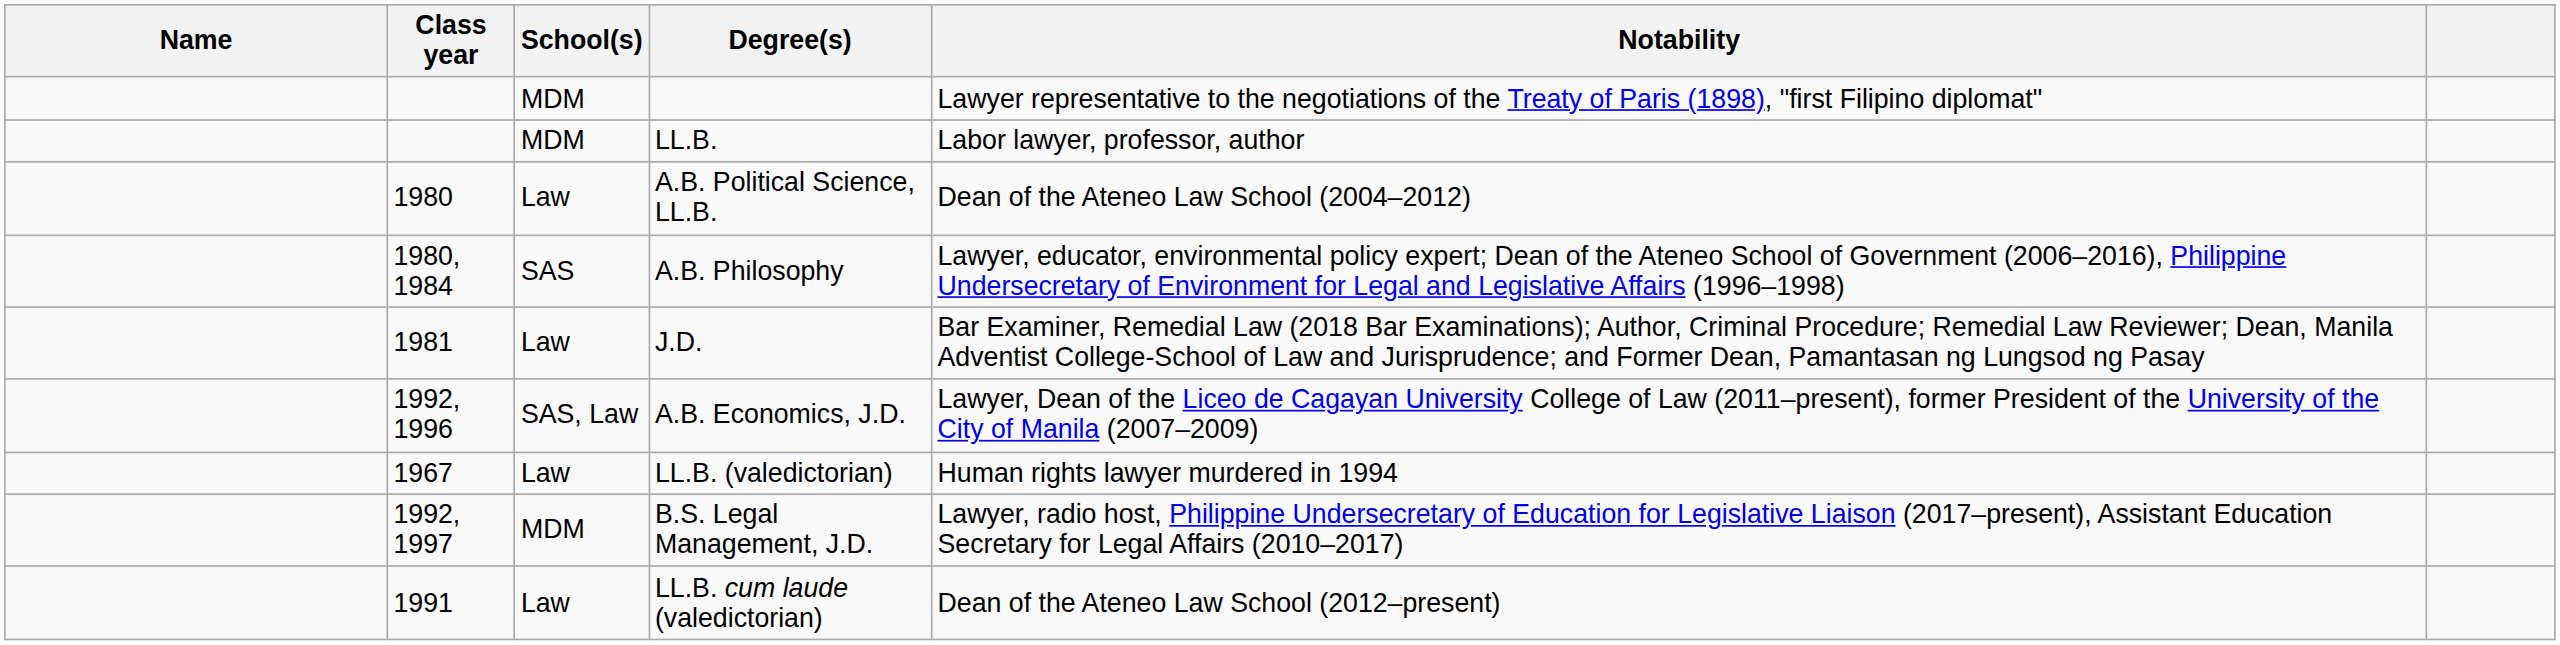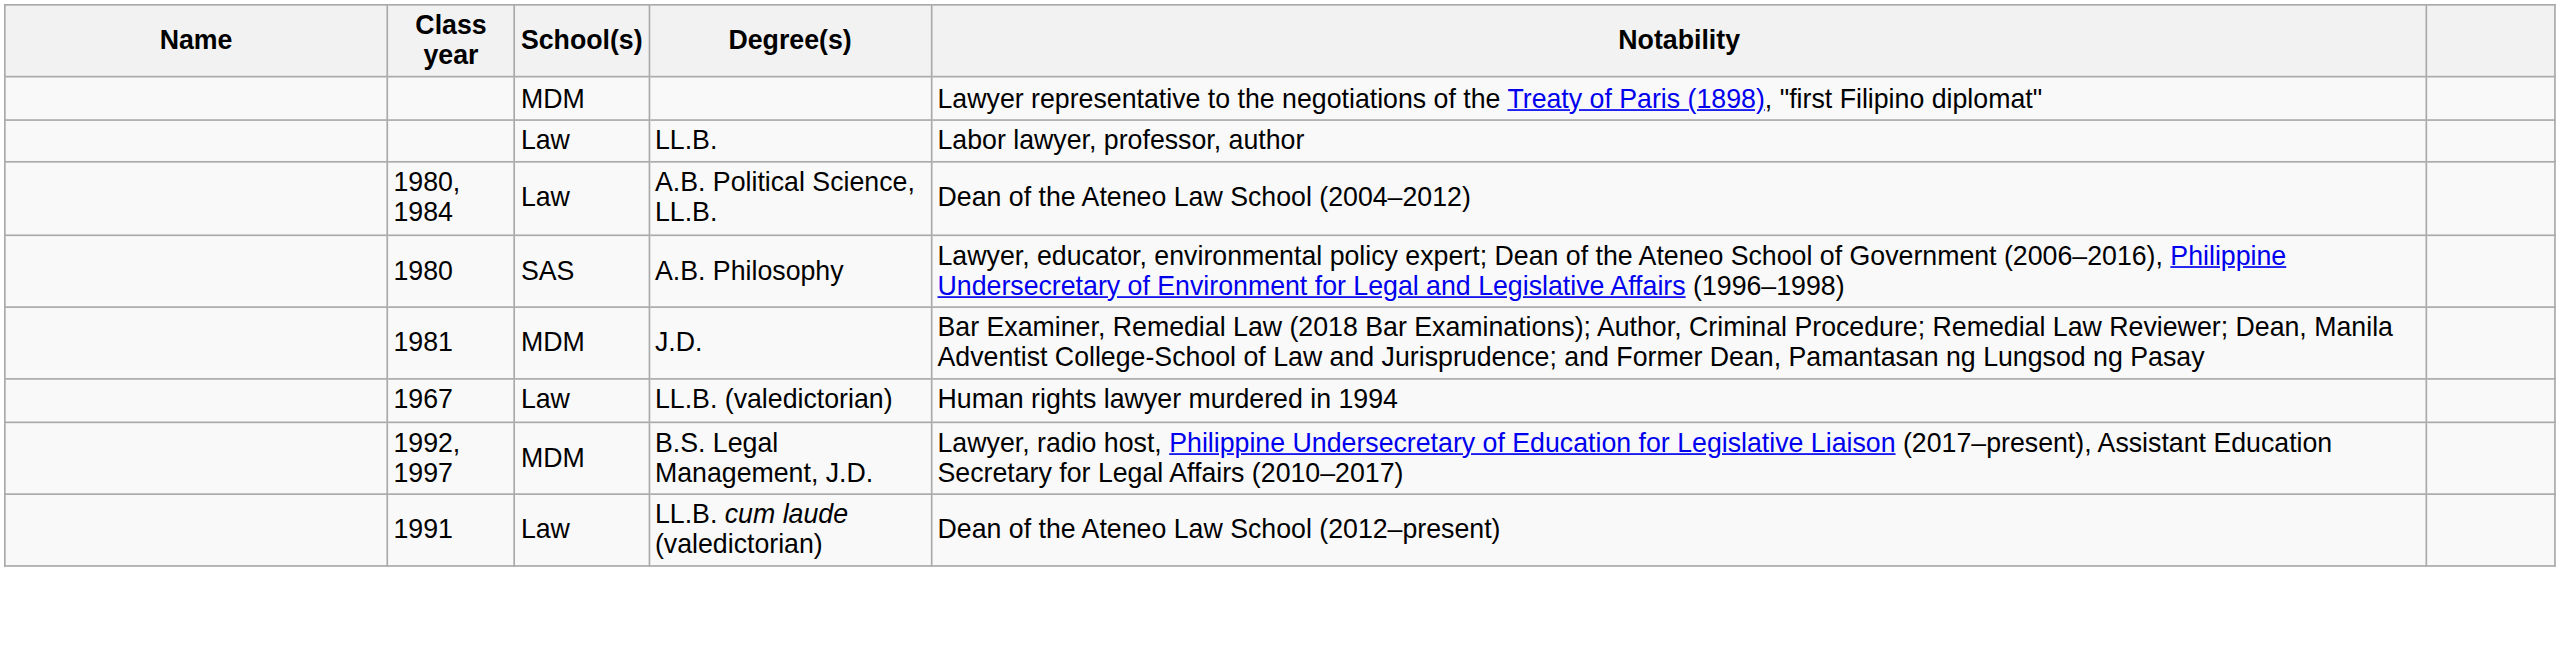(553, 140) MDM -> (545, 140) Law
(423, 197) 1980 -> (427, 197) 1980, 1984
(427, 270) 1980, 1984 -> (423, 270) 1980
(545, 342) Law -> (553, 342) MDM
- row: (780, 415)
